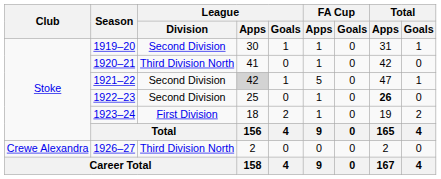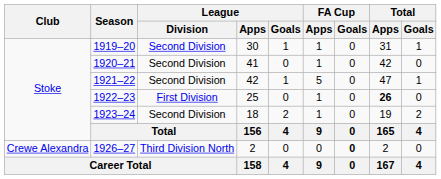(187, 64) Third Division North -> (187, 64) Second Division
(253, 81) lightgrey background -> (253, 81) no background
(187, 98) Second Division -> (187, 98) First Division
(187, 115) First Division -> (187, 115) Second Division
(352, 149) normal -> (352, 149) bold
